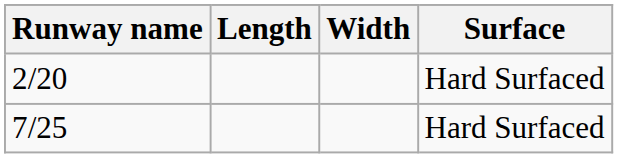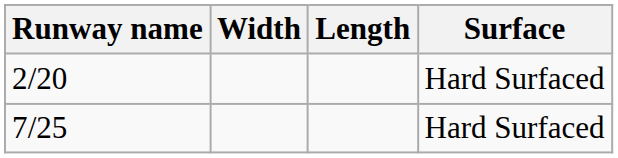columns swapped: (264, 29) <-> (368, 29)
